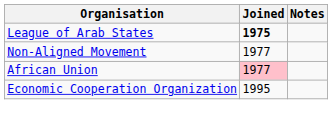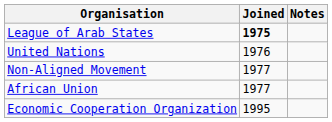+ row: (56, 52)
(257, 70) pink background -> (257, 89) no background
